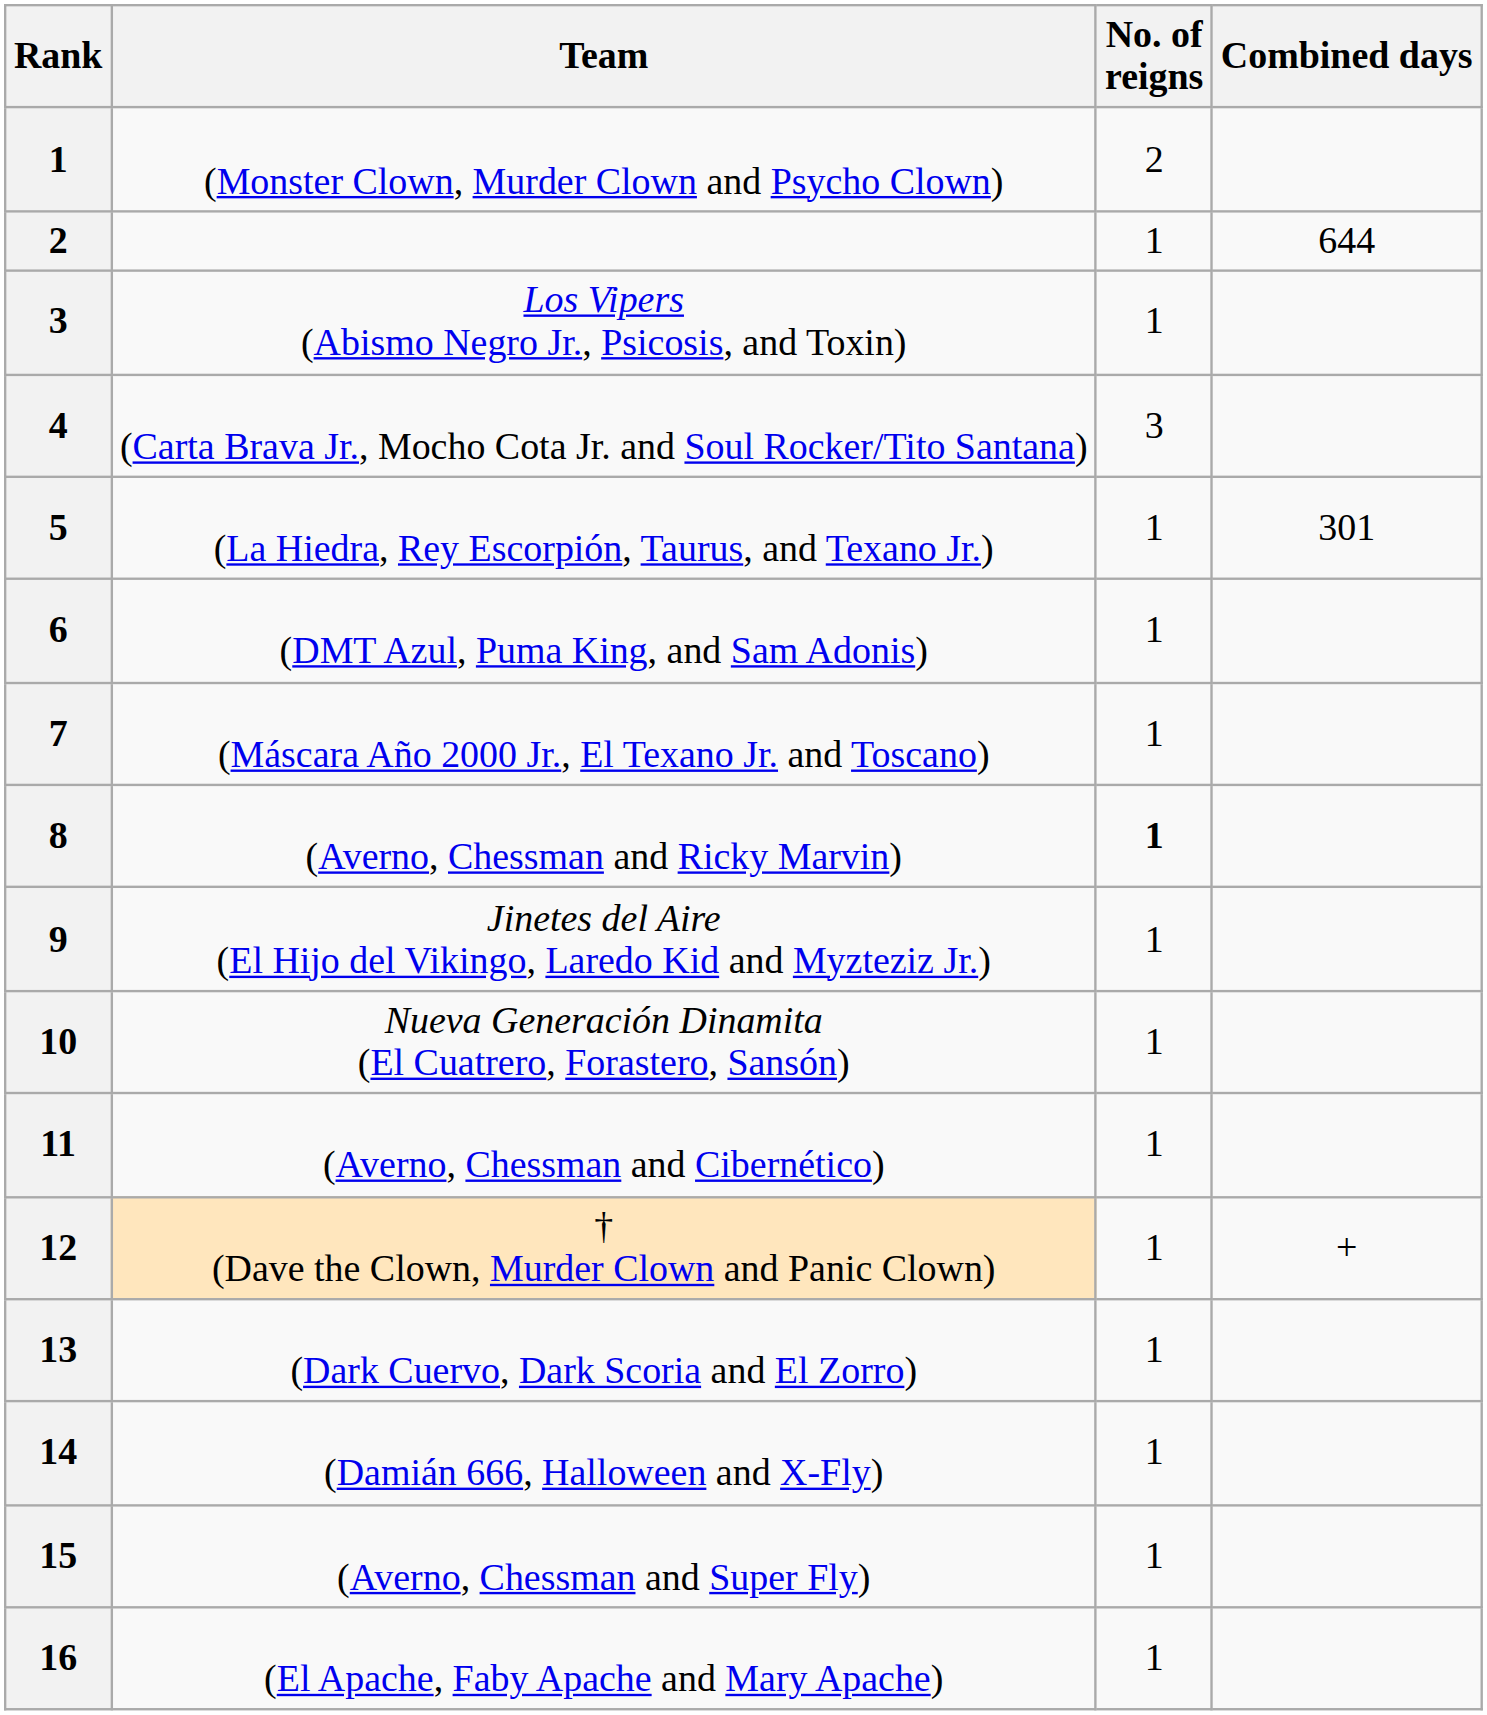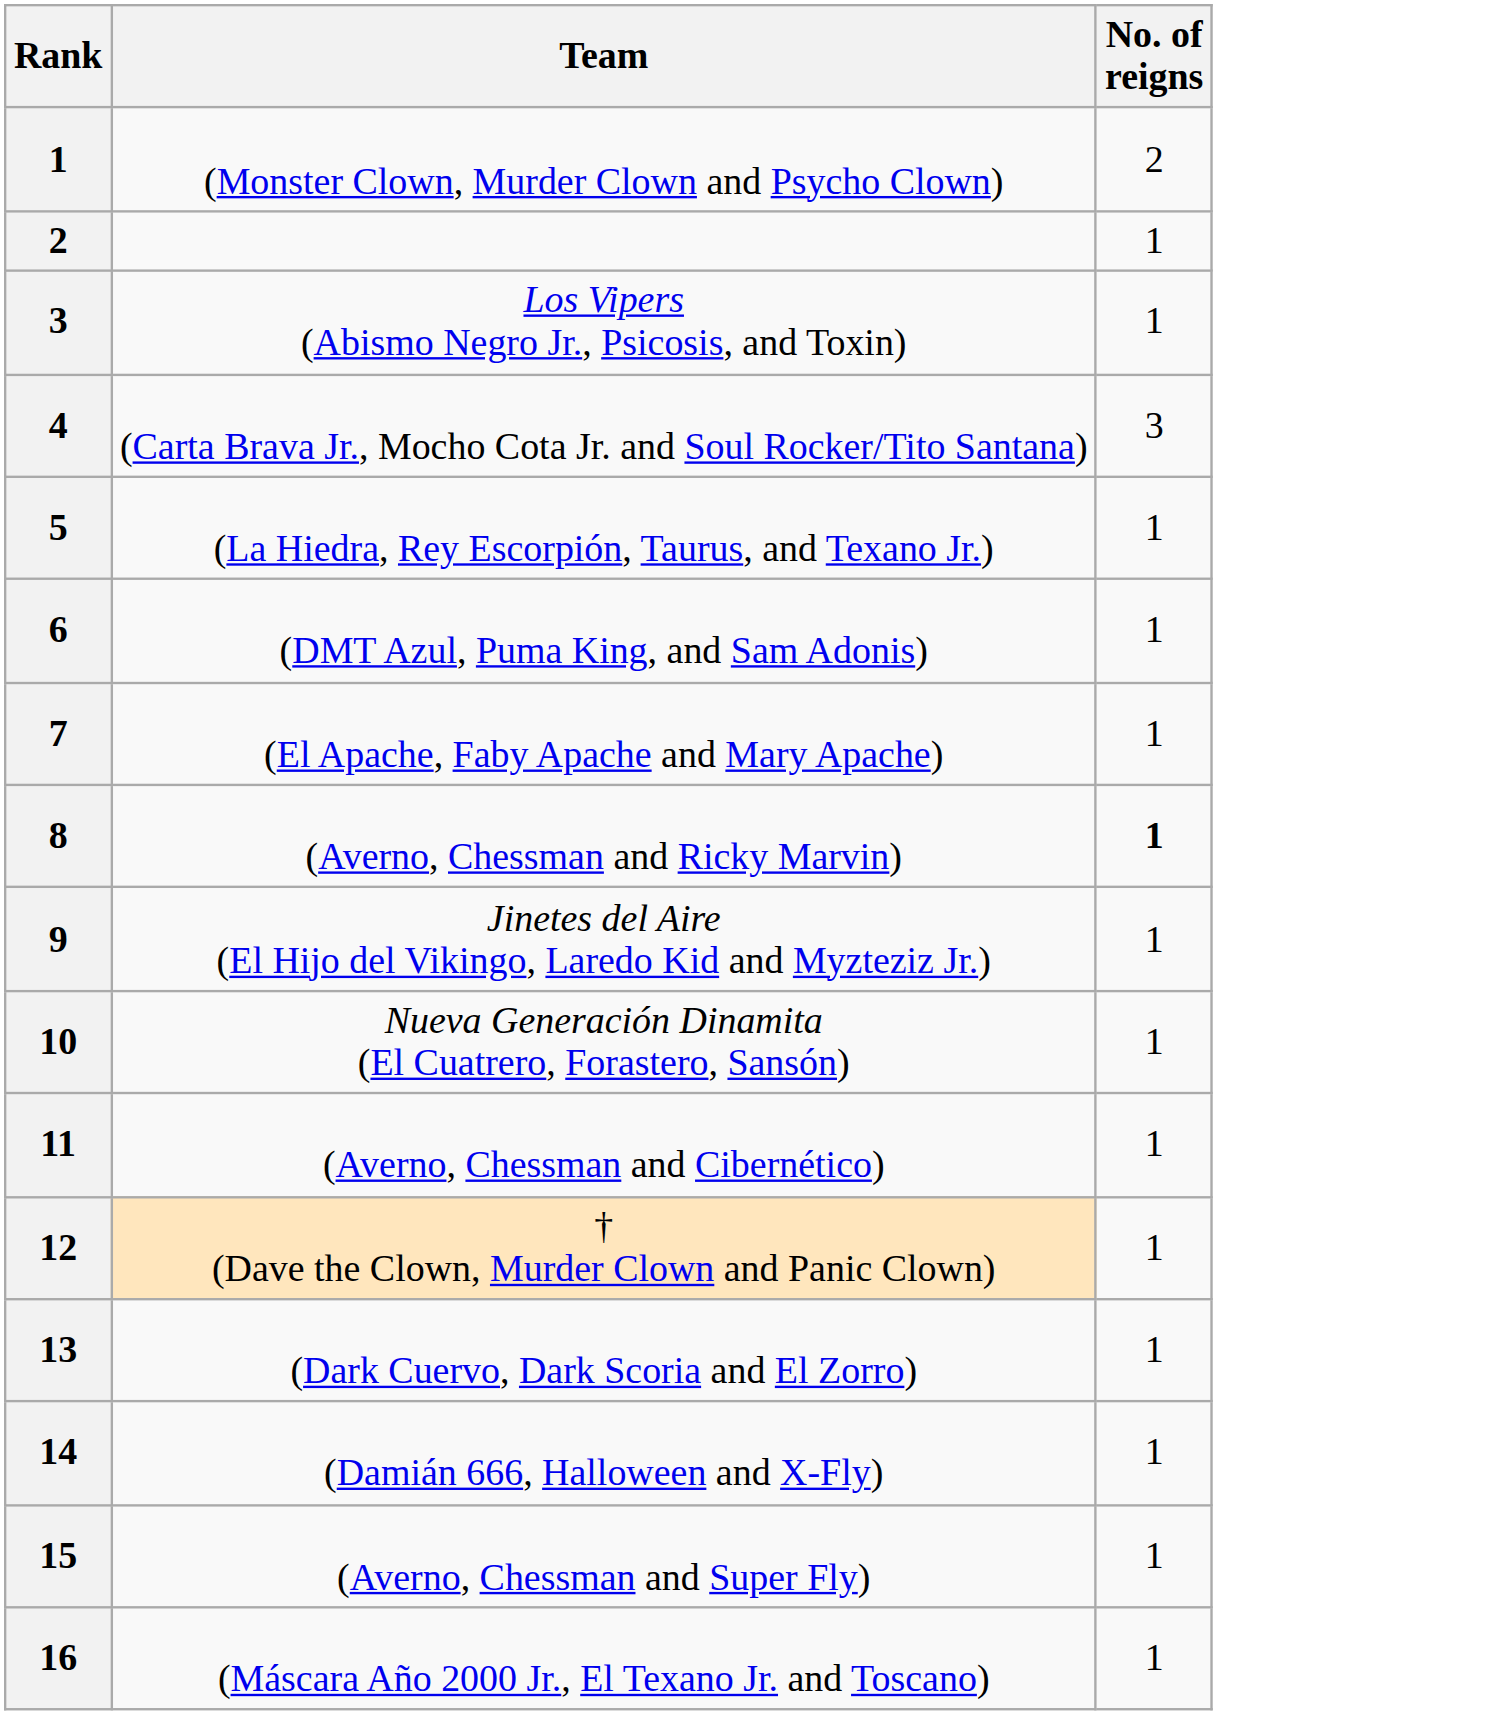- column: (1347, 55)
(604, 754) (Máscara Año 2000 Jr., El Texano Jr. and Toscano) -> (604, 754) (El Apache, Faby Apache and Mary Apache)
(604, 1679) (El Apache, Faby Apache and Mary Apache) -> (604, 1679) (Máscara Año 2000 Jr., El Texano Jr. and Toscano)
